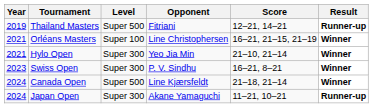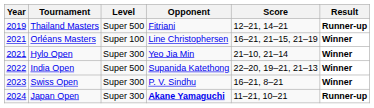+ row: (52, 68)
- row: (58, 82)
(184, 96) normal -> (187, 96) bold
